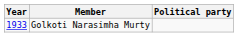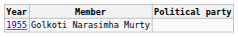(17, 25) 1933 -> (17, 25) 1955
